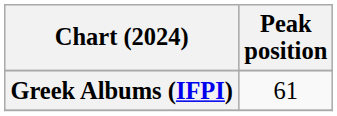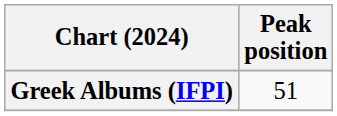(286, 90) 61 -> (286, 90) 51
